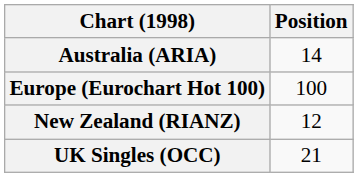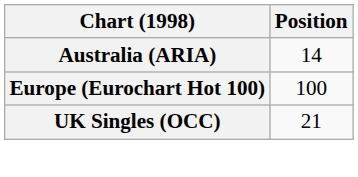- row: (137, 121)
